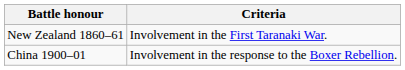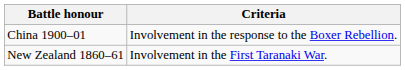rows swapped: (66, 34) <-> (47, 55)
